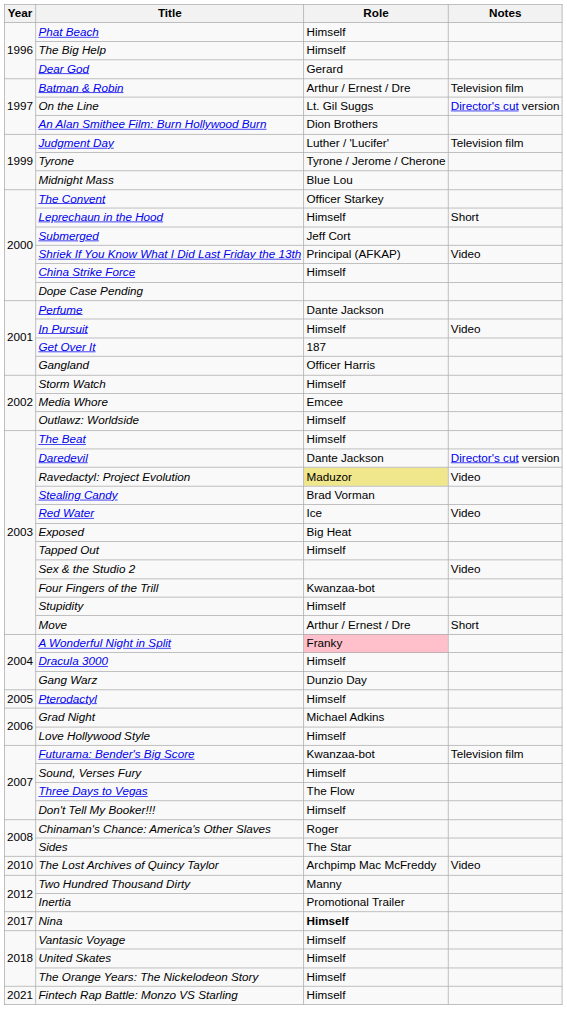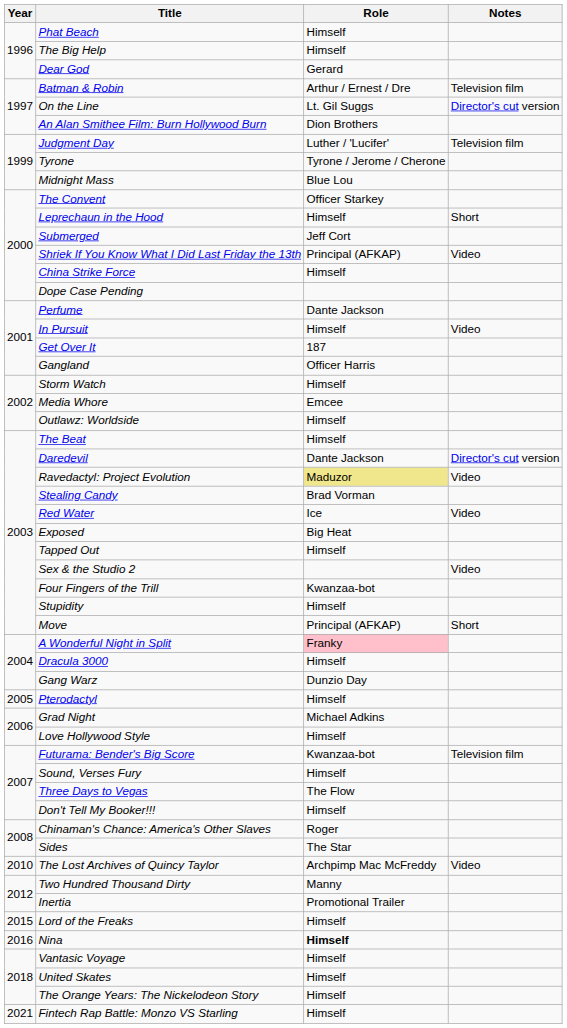(358, 625) Arthur / Ernest / Dre -> (354, 625) Principal (AFKAP)
+ row: (86, 921)
(20, 921) 2017 -> (20, 939) 2016
